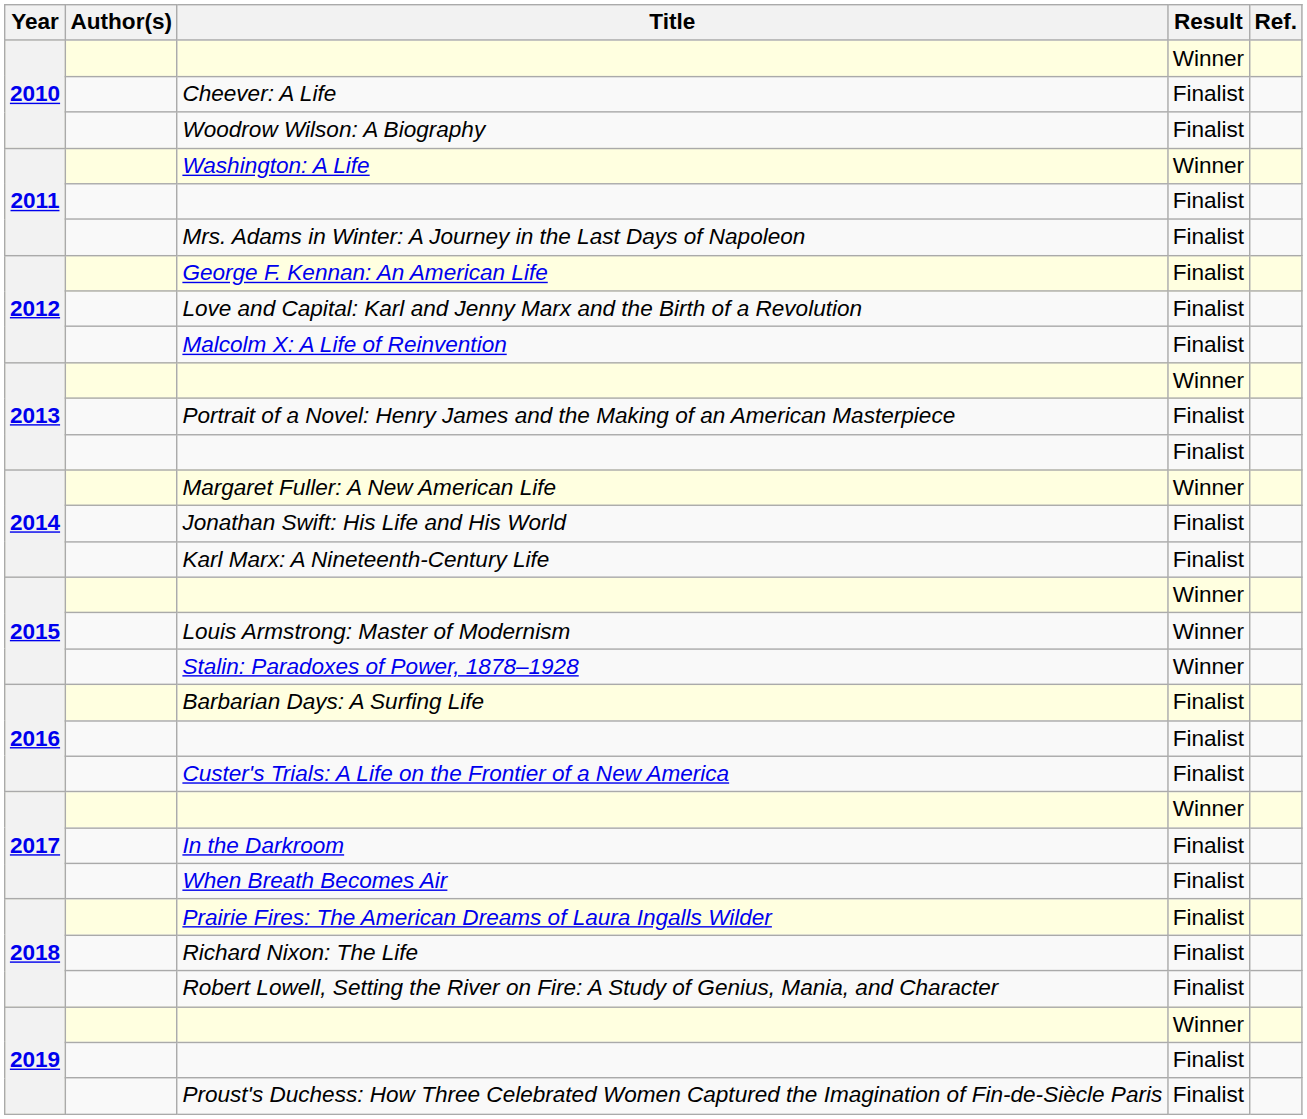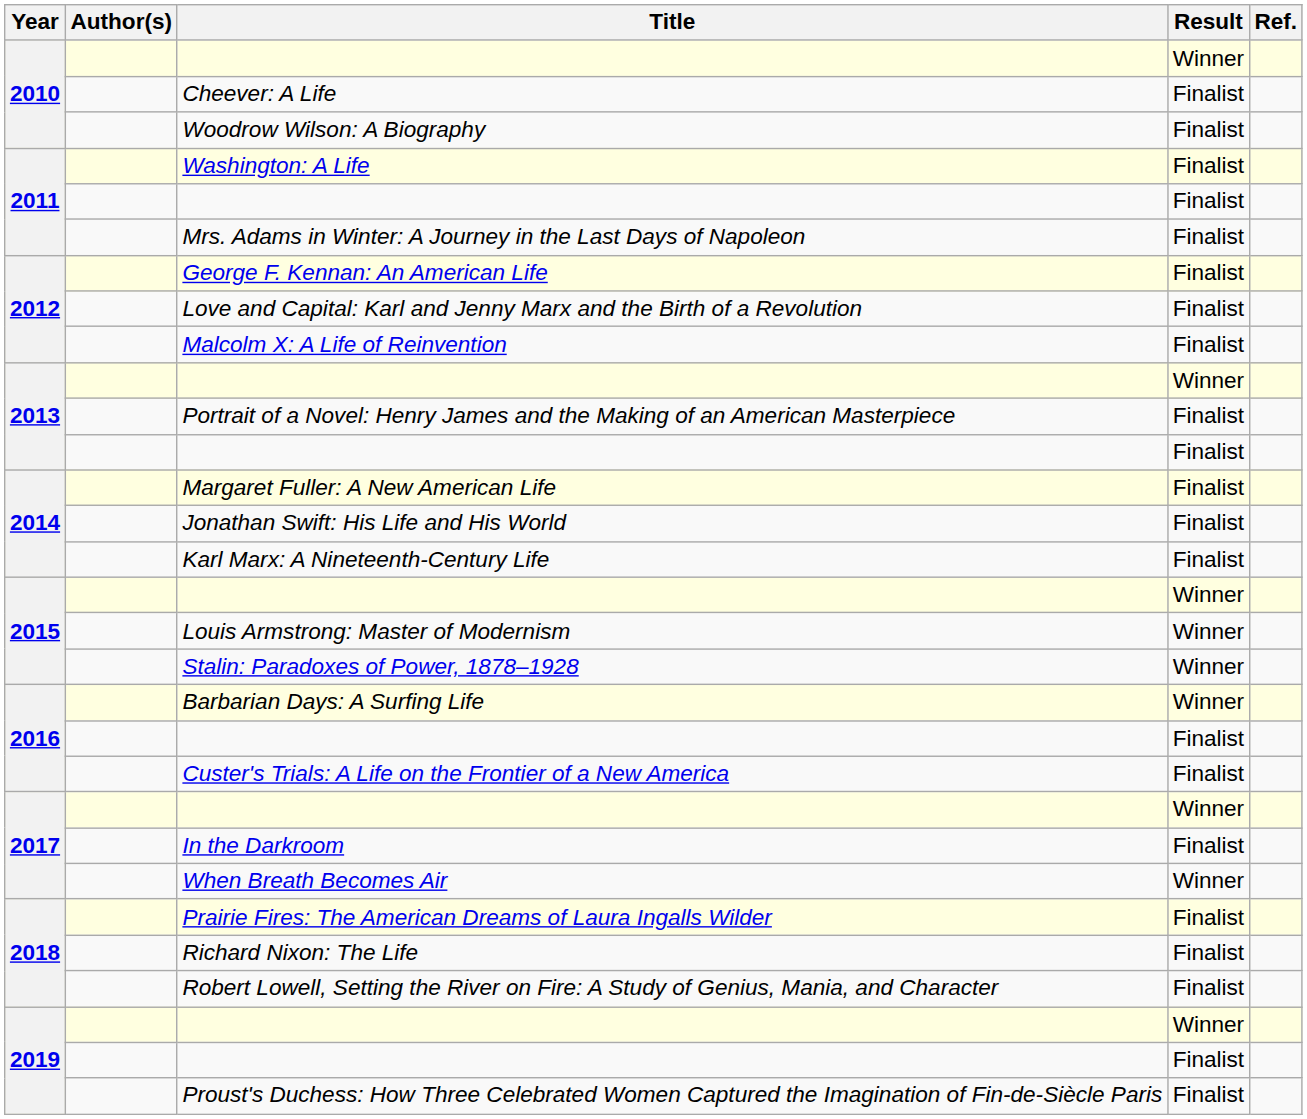(1208, 165) Winner -> (1208, 165) Finalist
(1208, 487) Winner -> (1208, 487) Finalist
(1208, 702) Finalist -> (1208, 702) Winner
(1208, 881) Finalist -> (1208, 881) Winner
